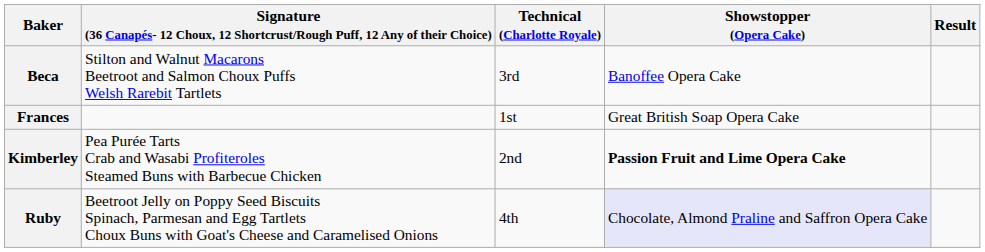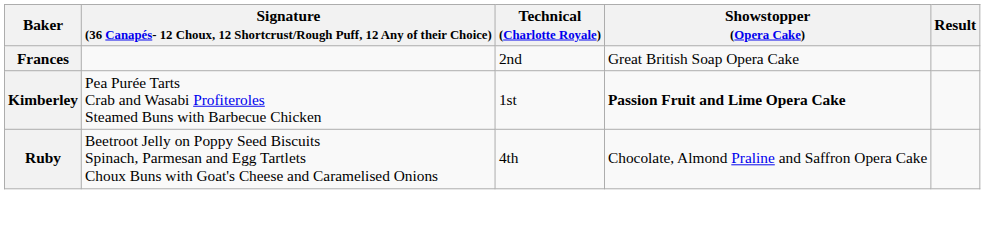- row: (43, 75)
(508, 117) 1st -> (510, 58) 2nd
(510, 158) 2nd -> (508, 99) 1st
(768, 217) lavender background -> (768, 158) no background
